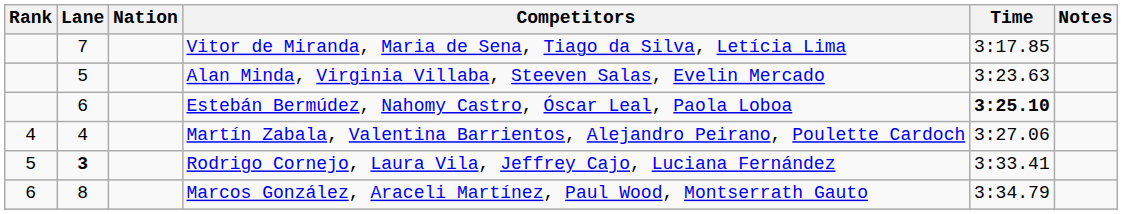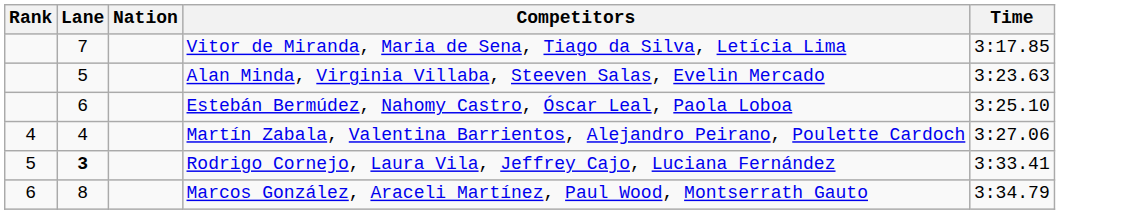- column: (1085, 20)
(1012, 107) bold -> (1012, 107) normal
